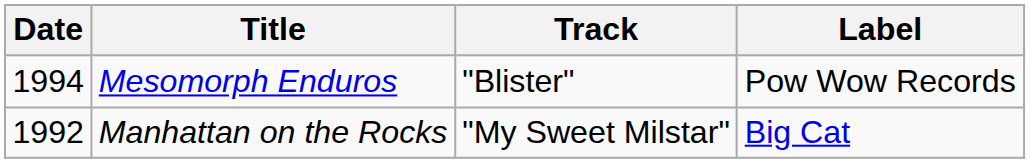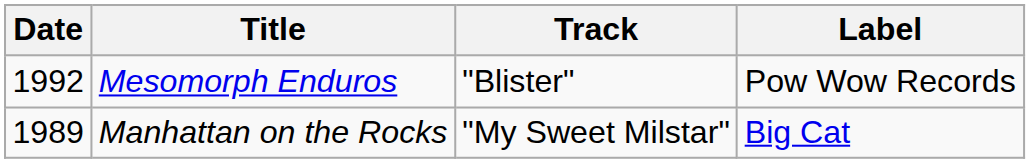(48, 81) 1994 -> (48, 81) 1992
(48, 132) 1992 -> (48, 132) 1989
